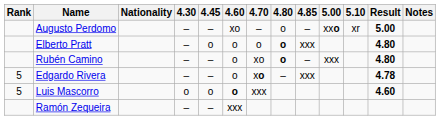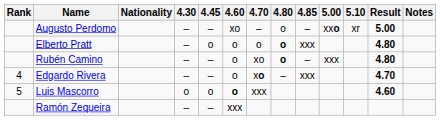(19, 76) 5 -> (19, 76) 4
(385, 76) 4.78 -> (385, 76) 4.70
